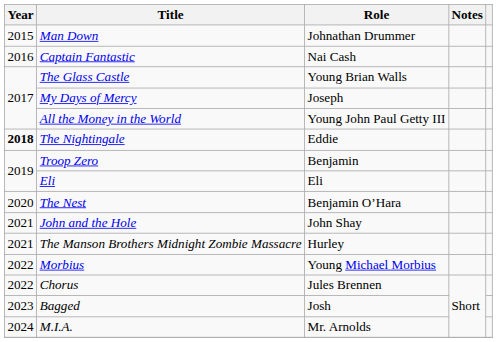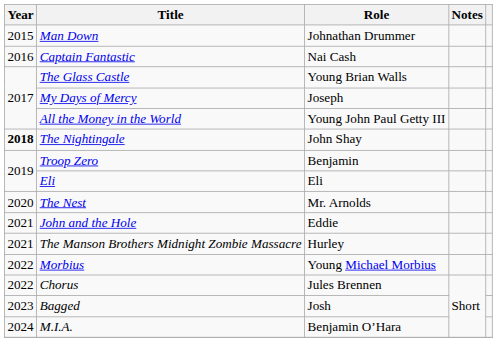(323, 139) Eddie -> (335, 139) John Shay
(354, 202) Benjamin O’Hara -> (339, 202) Mr. Arnolds
(335, 222) John Shay -> (323, 222) Eddie
(339, 327) Mr. Arnolds -> (354, 327) Benjamin O’Hara
